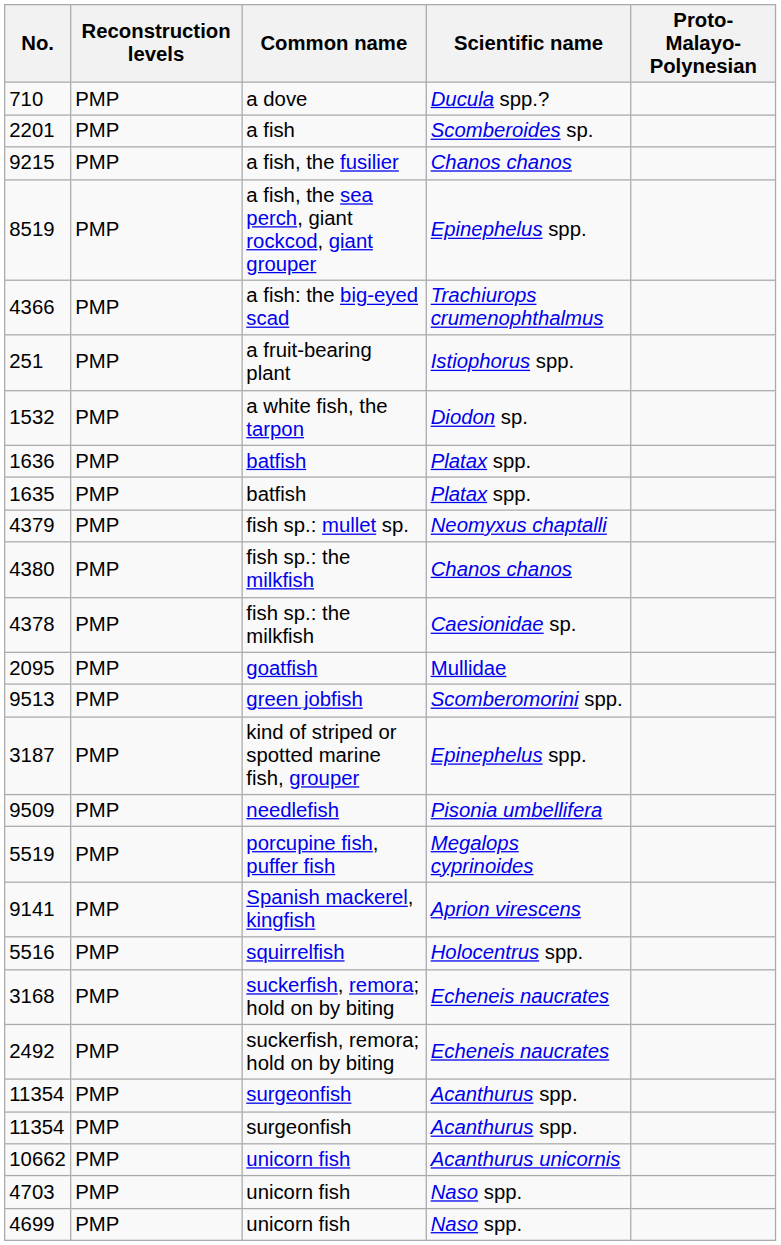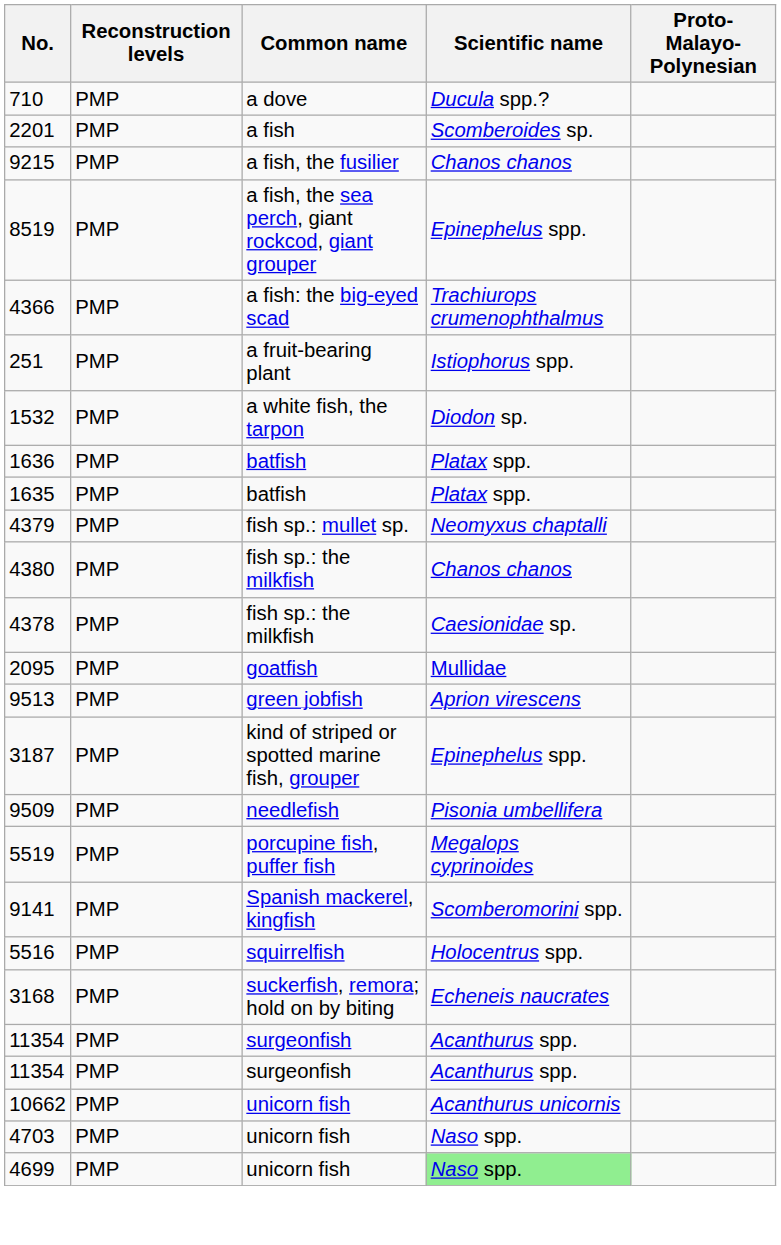(527, 700) Scomberomorini spp. -> (506, 700) Aprion virescens
(506, 909) Aprion virescens -> (527, 909) Scomberomorini spp.
- row: (32, 1051)
(476, 1224) no background -> (476, 1169) lightgreen background
